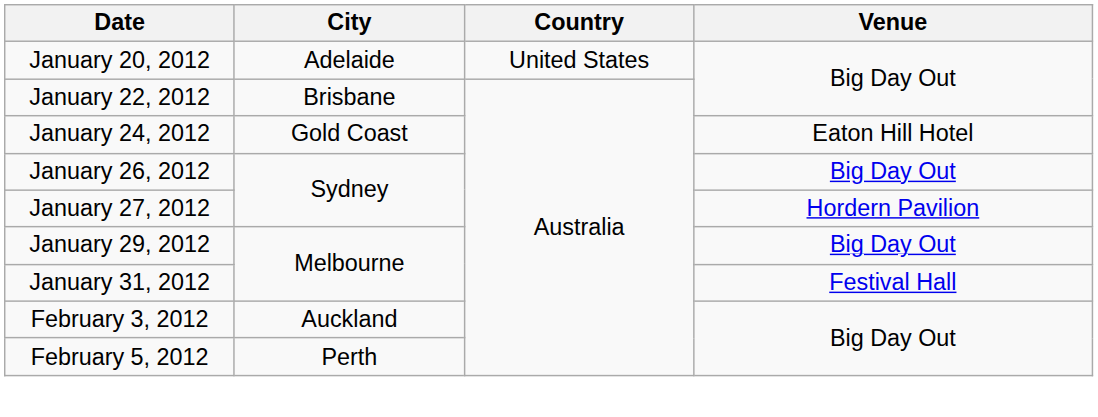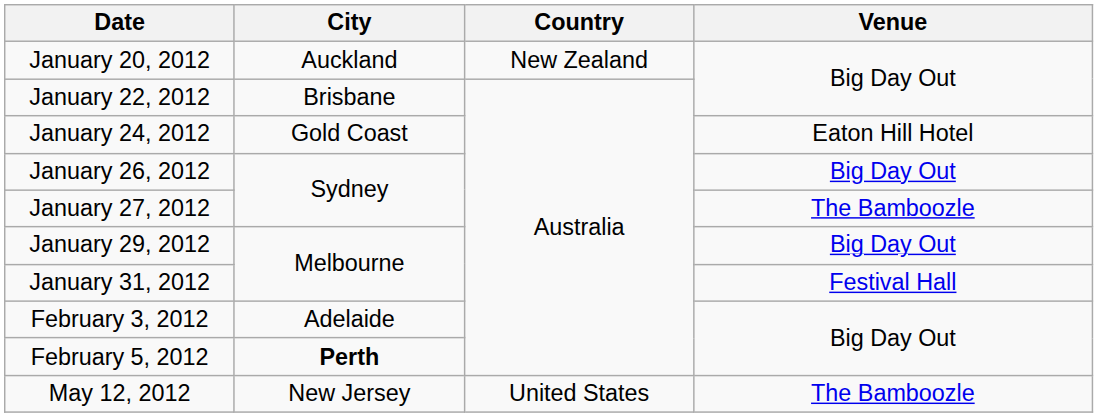(349, 60) Adelaide -> (349, 60) Auckland
(579, 60) United States -> (579, 60) New Zealand
(893, 208) Hordern Pavilion -> (893, 208) The Bamboozle
(349, 319) Auckland -> (349, 319) Adelaide
(349, 356) normal -> (349, 356) bold
+ row: (120, 393)
